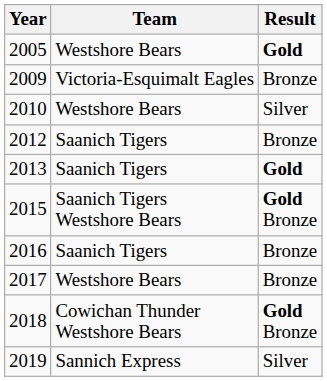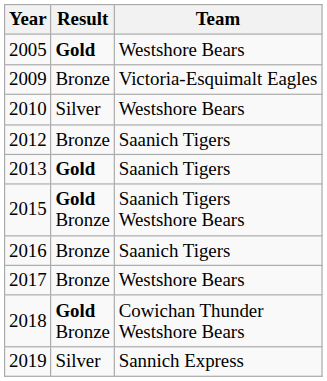columns swapped: (155, 19) <-> (290, 19)
